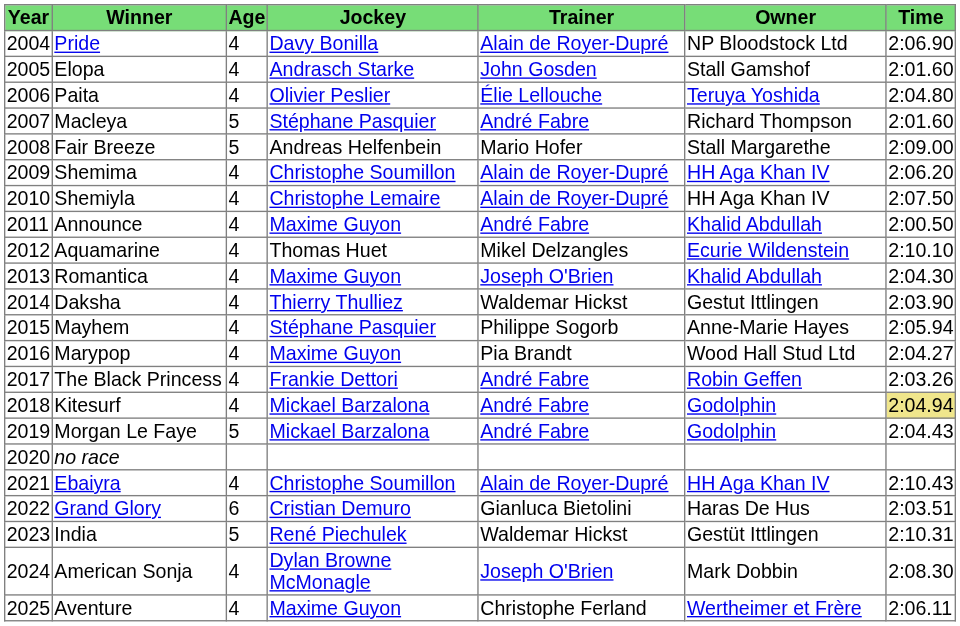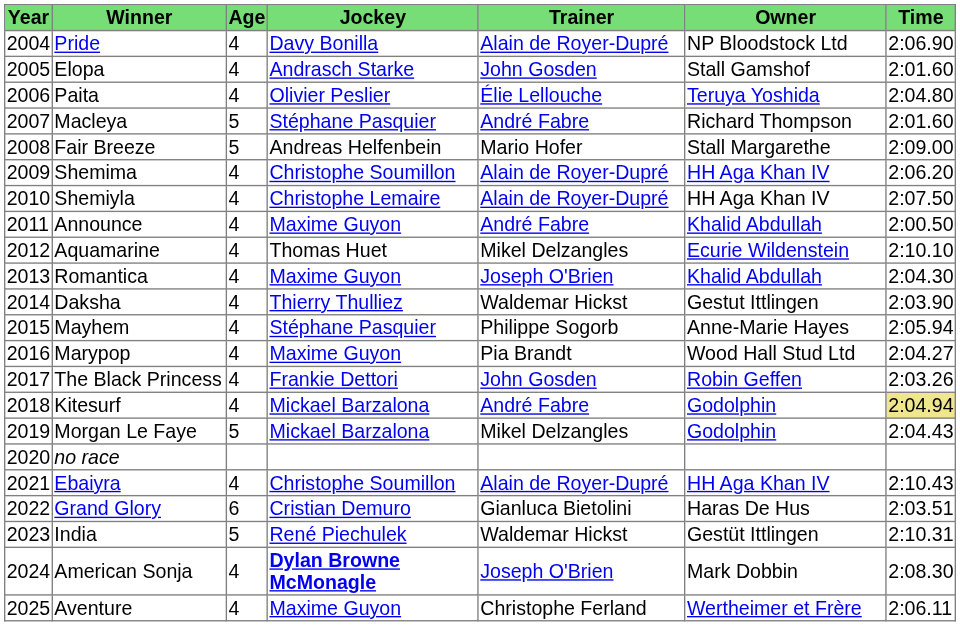(535, 379) André Fabre -> (538, 379) John Gosden
(535, 431) André Fabre -> (554, 431) Mikel Delzangles
(330, 571) normal -> (335, 571) bold
